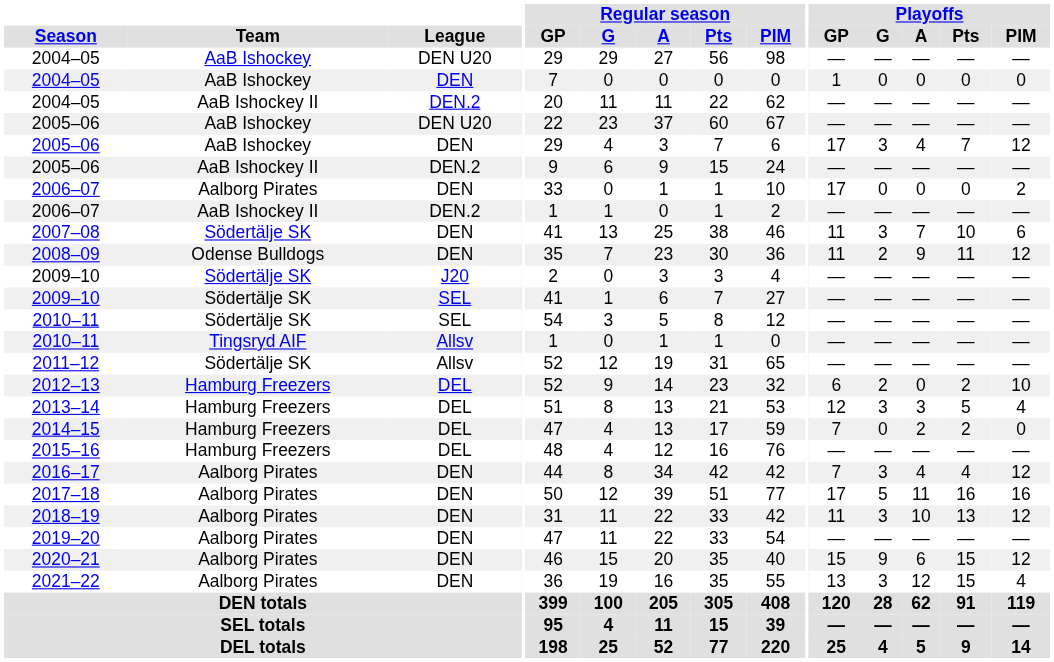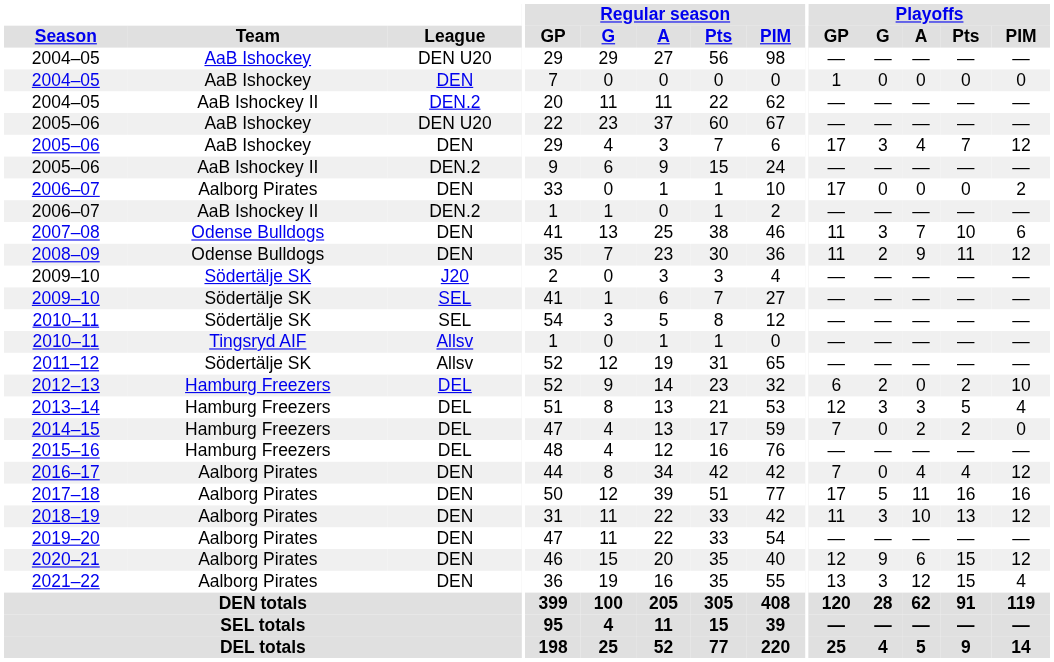(258, 232) Södertälje SK -> (258, 232) Odense Bulldogs
(883, 472) 3 -> (883, 472) 0
(836, 559) 15 -> (836, 559) 12
